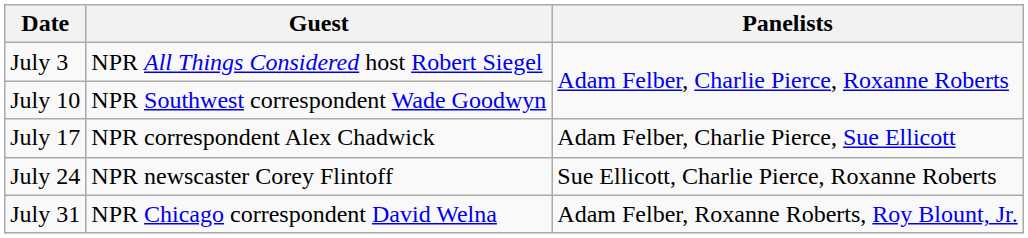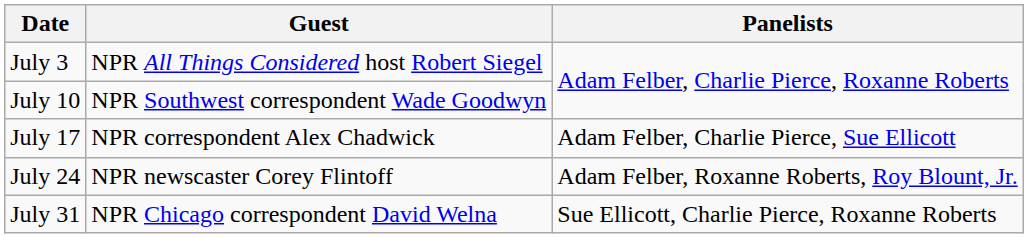(777, 175) Sue Ellicott, Charlie Pierce, Roxanne Roberts -> (788, 175) Adam Felber, Roxanne Roberts, Roy Blount, Jr.
(788, 213) Adam Felber, Roxanne Roberts, Roy Blount, Jr. -> (777, 213) Sue Ellicott, Charlie Pierce, Roxanne Roberts
